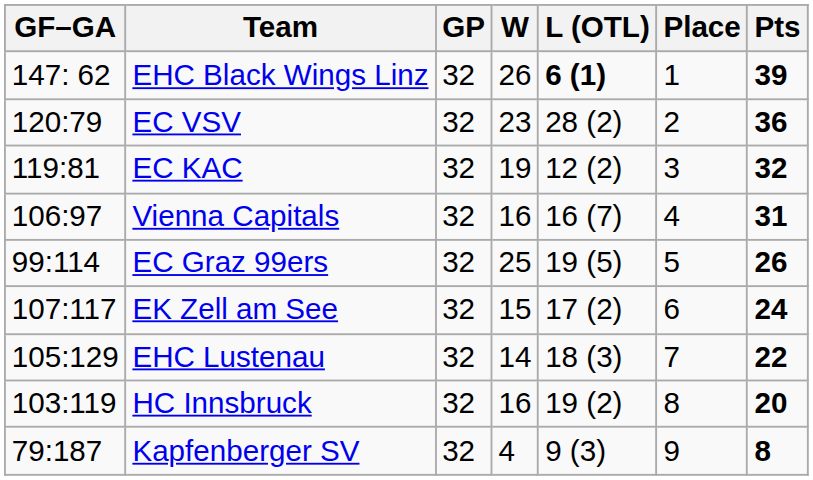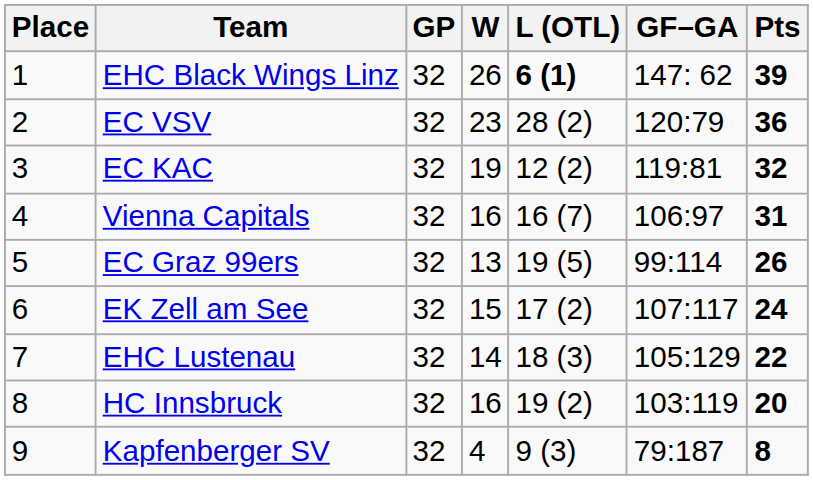columns swapped: (702, 27) <-> (65, 27)
(515, 262) 25 -> (485, 262) 13
